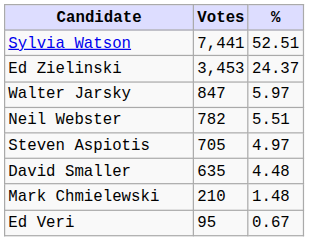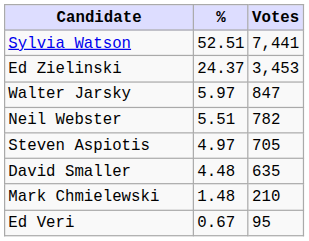columns swapped: (221, 17) <-> (276, 17)
